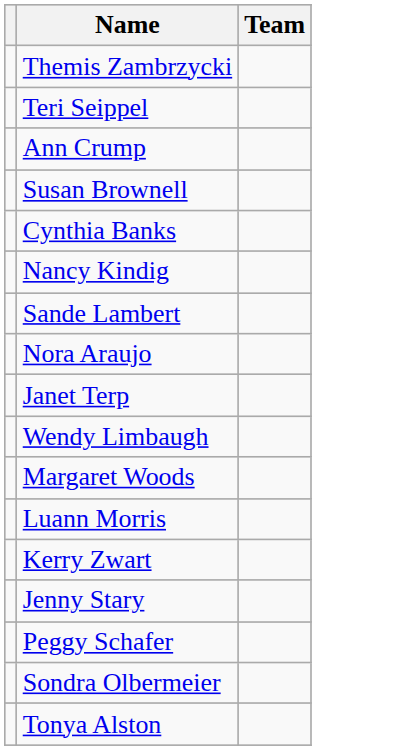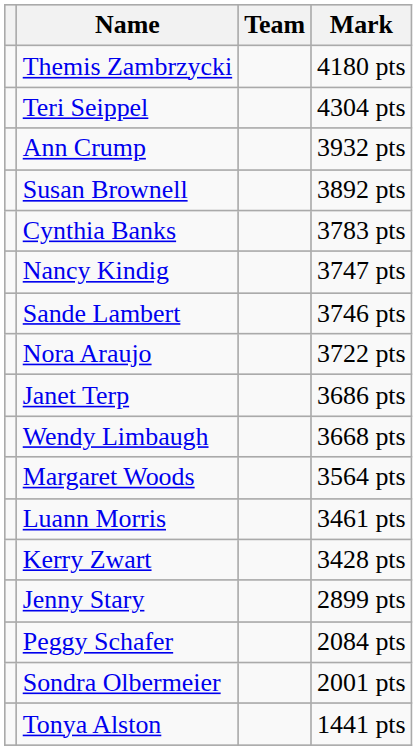+ column: (361, 25)
